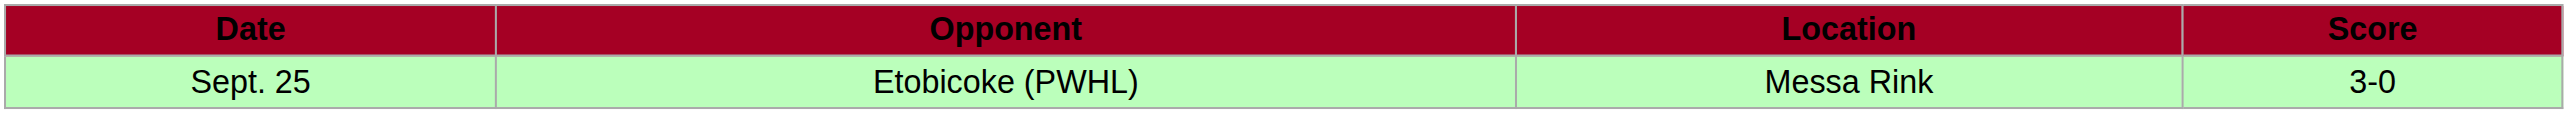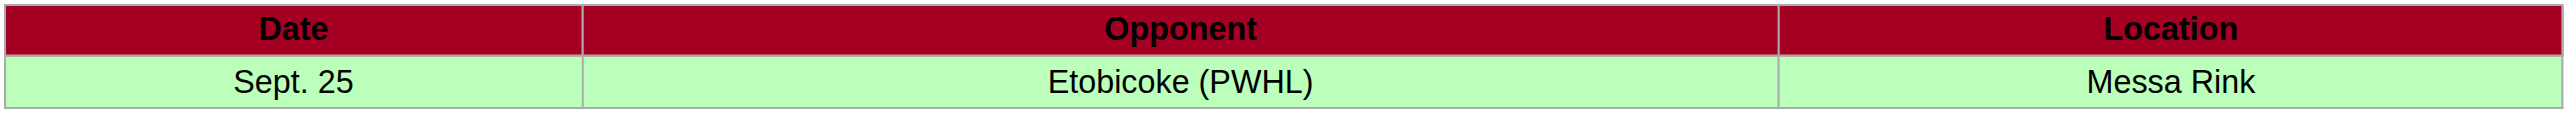- column: (2373, 30)
